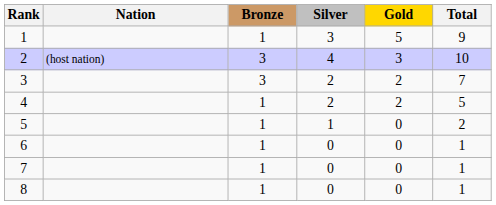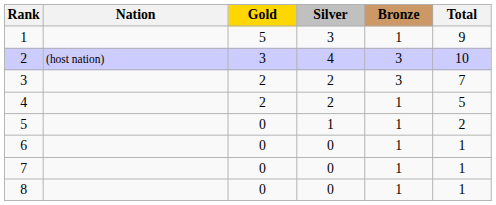columns swapped: (399, 15) <-> (262, 15)
